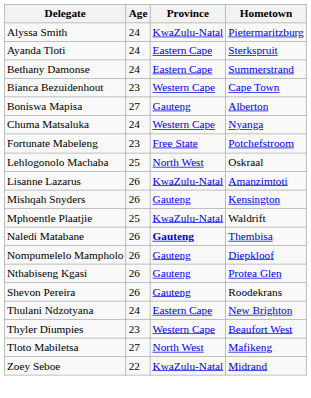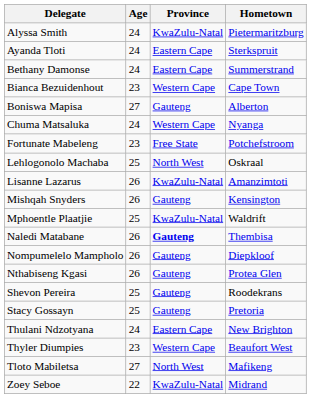(134, 292) 26 -> (134, 292) 25
+ row: (40, 310)
